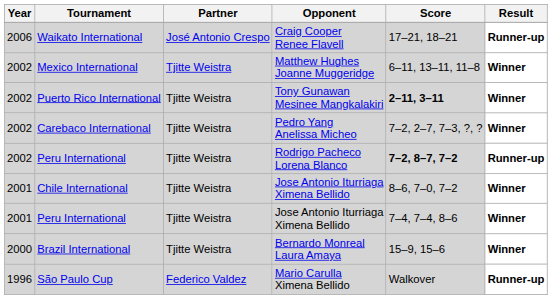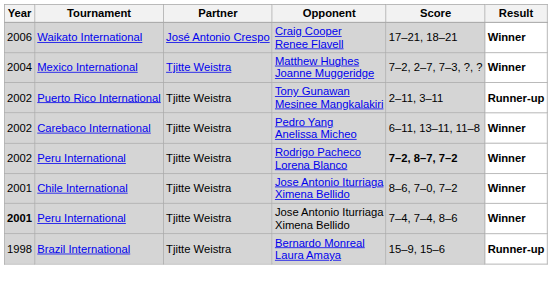(516, 38) Runner-up -> (507, 38) Winner
(20, 68) 2002 -> (20, 68) 2004
(434, 68) 6–11, 13–11, 11–8 -> (436, 68) 7–2, 2–7, 7–3, ?, ?
(416, 98) bold -> (416, 98) normal
(507, 98) Winner -> (516, 98) Runner-up
(436, 128) 7–2, 2–7, 7–3, ?, ? -> (434, 128) 6–11, 13–11, 11–8
(516, 159) Runner-up -> (507, 159) Winner
(20, 219) normal -> (20, 219) bold
(20, 249) 2000 -> (20, 249) 1998
(507, 249) Winner -> (516, 249) Runner-up
- row: (75, 279)
